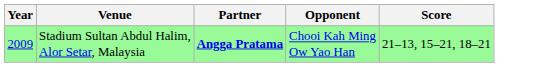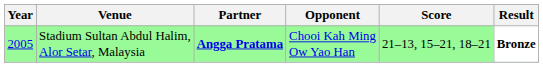+ column: (516, 15)
(20, 44) 2009 -> (20, 44) 2005
